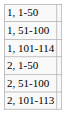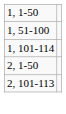- row: (28, 83)
